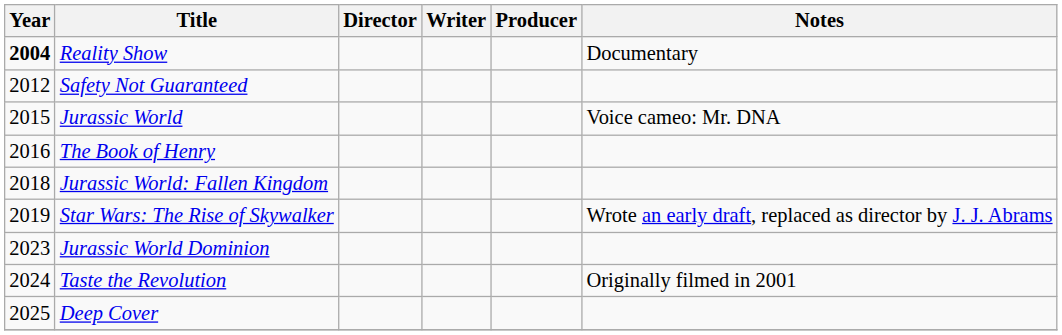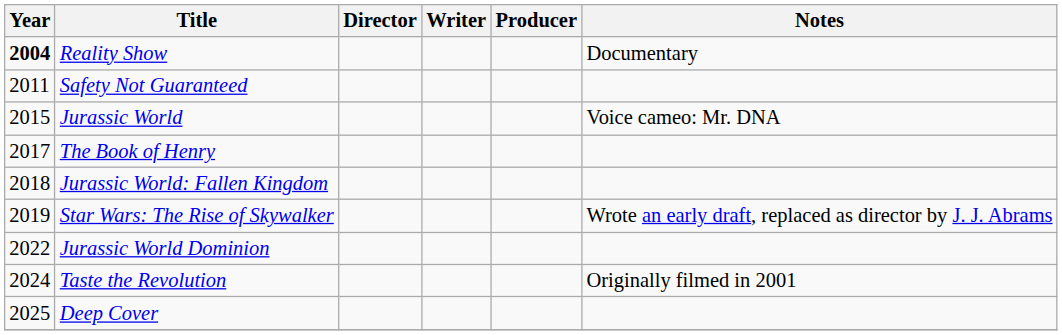(30, 85) 2012 -> (29, 85) 2011
(30, 150) 2016 -> (30, 150) 2017
(30, 248) 2023 -> (30, 248) 2022
